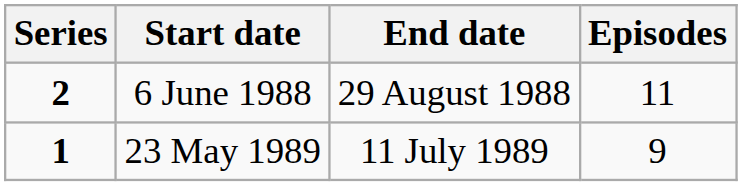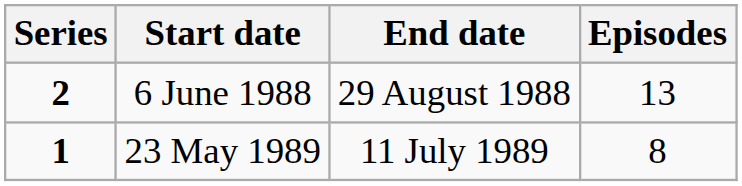(657, 92) 11 -> (657, 92) 13
(657, 150) 9 -> (657, 150) 8
